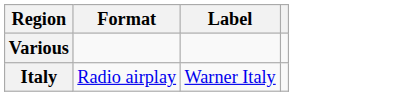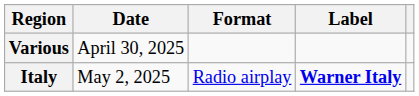+ column: (131, 18)
(230, 76) normal -> (351, 76) bold
